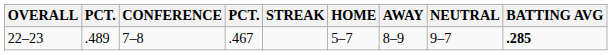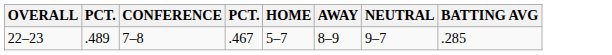- column: (295, 15)
(519, 38) bold -> (454, 38) normal
